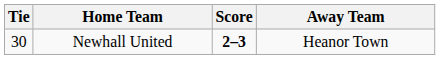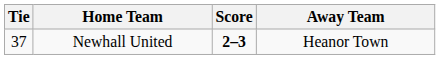(19, 41) 30 -> (19, 41) 37
